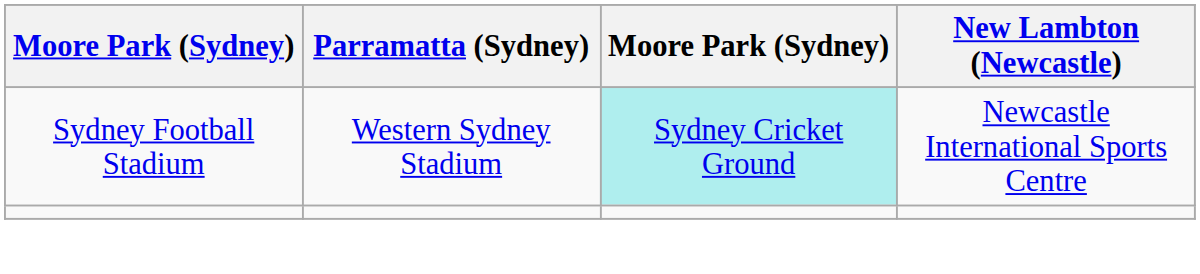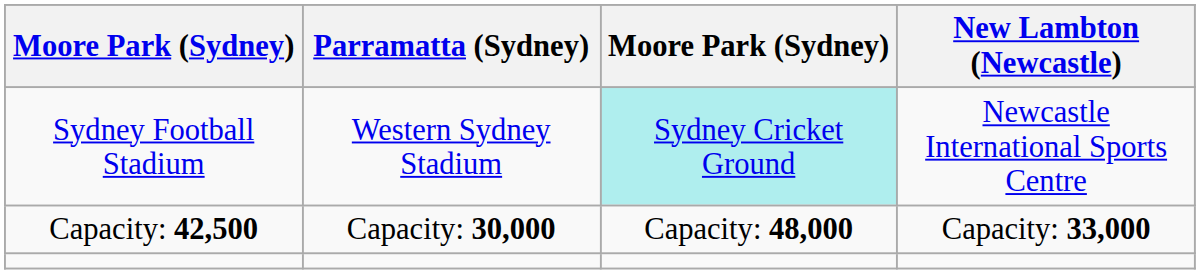+ row: (154, 228)
